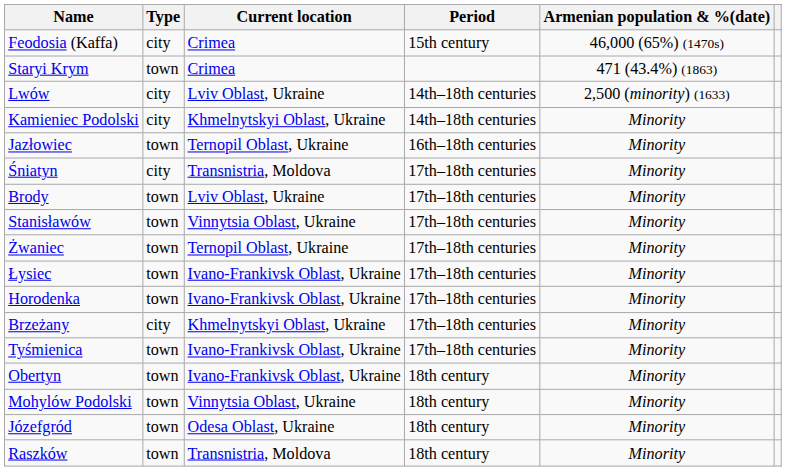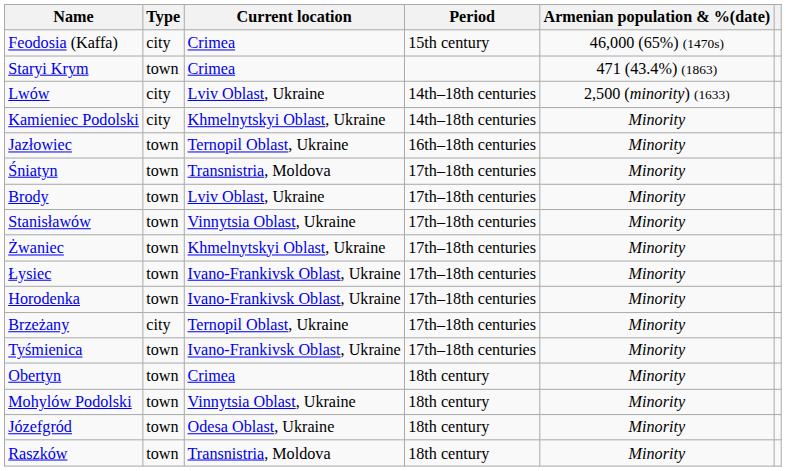(158, 171) city -> (162, 171) town
(268, 247) Ternopil Oblast, Ukraine -> (287, 247) Khmelnytskyi Oblast, Ukraine
(287, 324) Khmelnytskyi Oblast, Ukraine -> (268, 324) Ternopil Oblast, Ukraine
(294, 376) Ivano-Frankivsk Oblast, Ukraine -> (211, 376) Crimea
